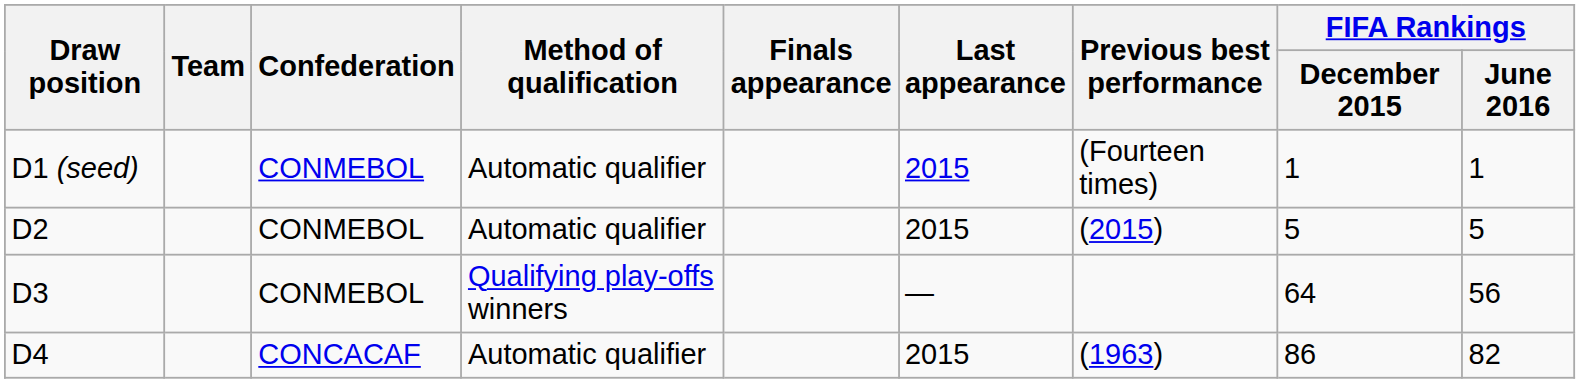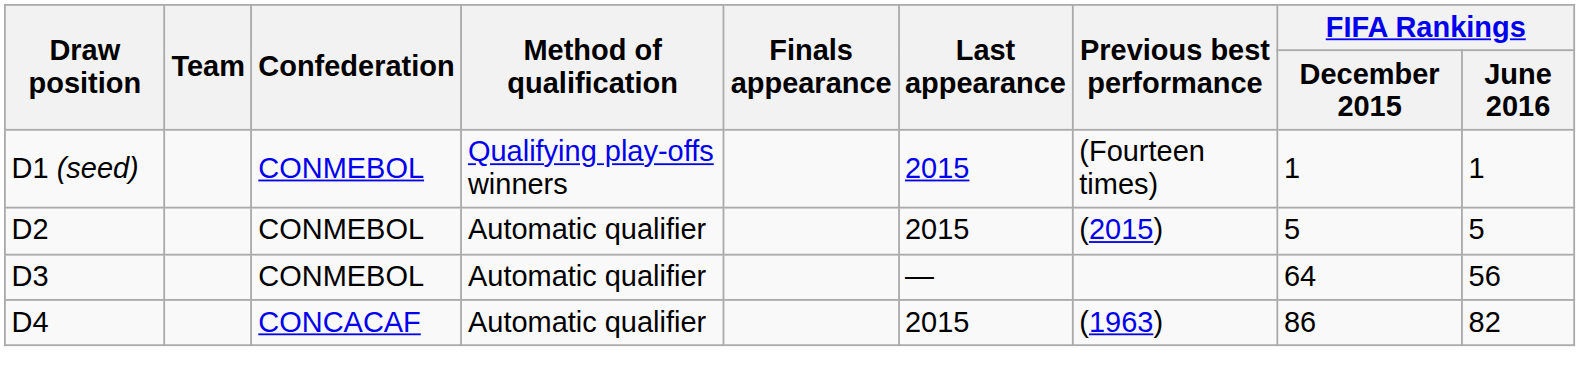(587, 168) Automatic qualifier -> (591, 168) Qualifying play-offs winners
(591, 292) Qualifying play-offs winners -> (587, 276) Automatic qualifier
